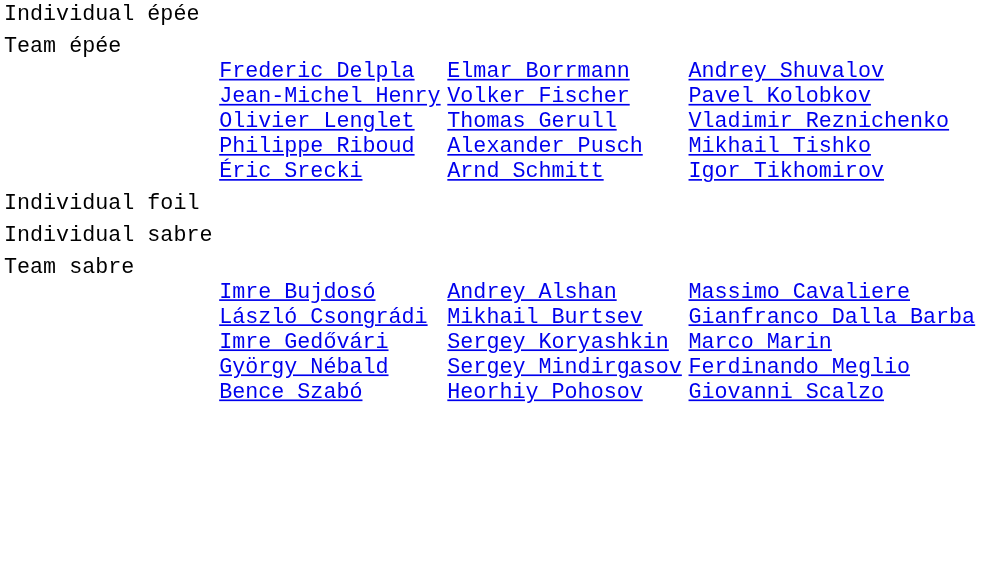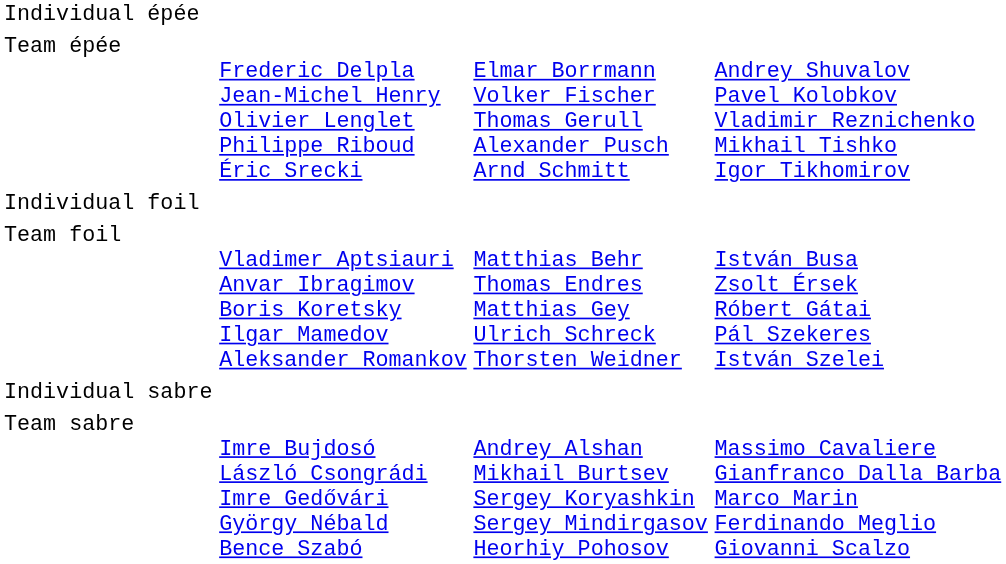+ row: (63, 235)
